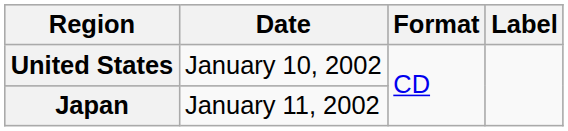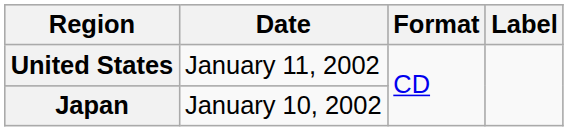(283, 65) January 10, 2002 -> (282, 65) January 11, 2002
(282, 105) January 11, 2002 -> (283, 105) January 10, 2002
